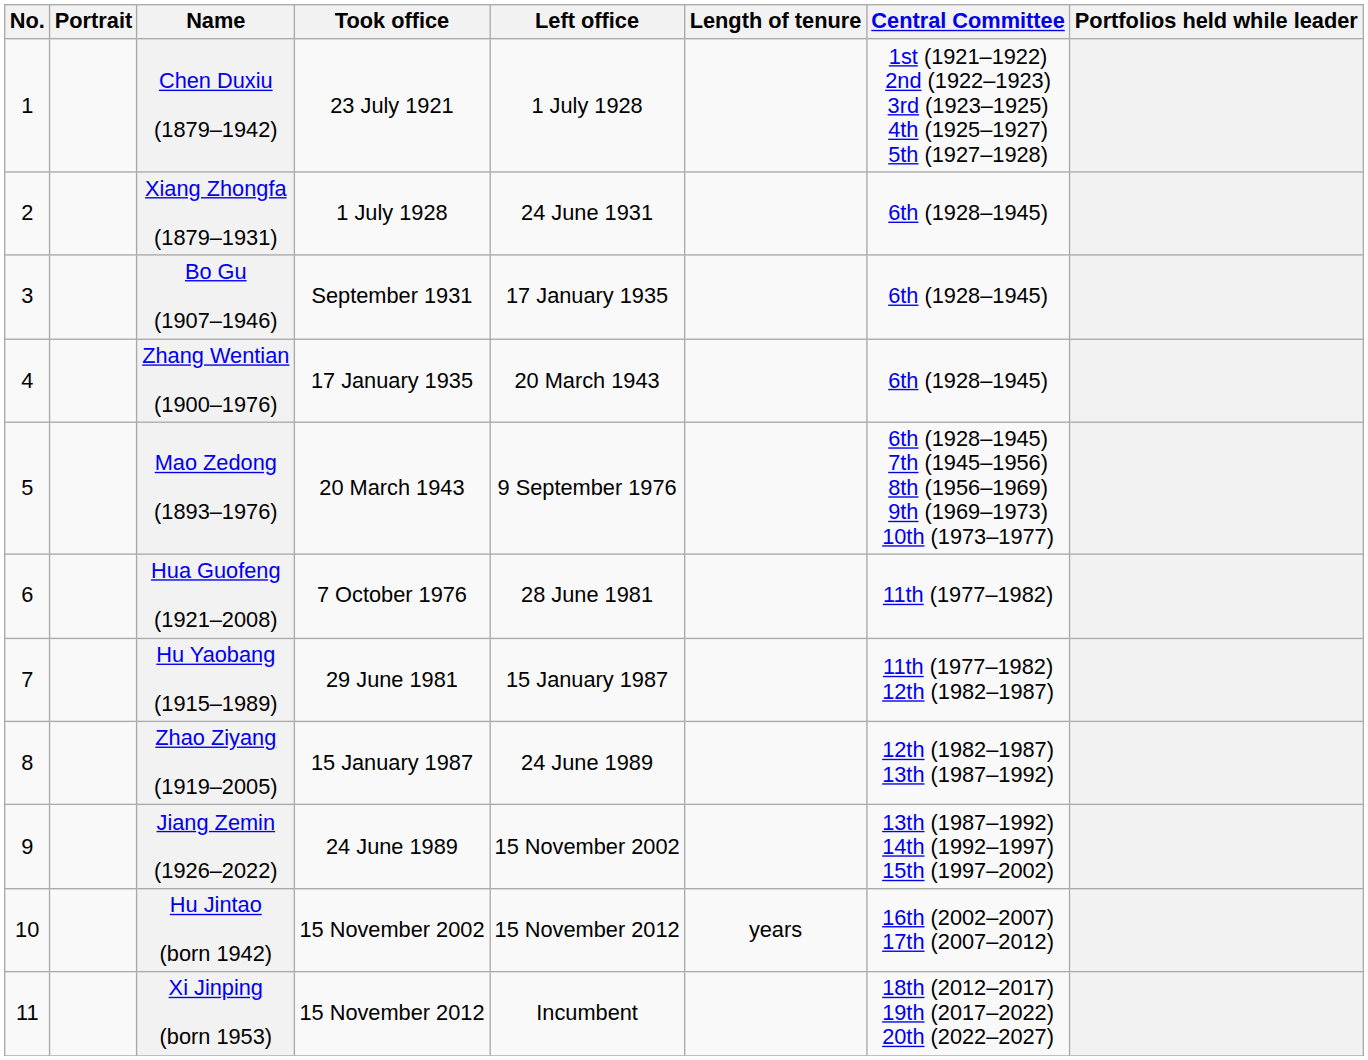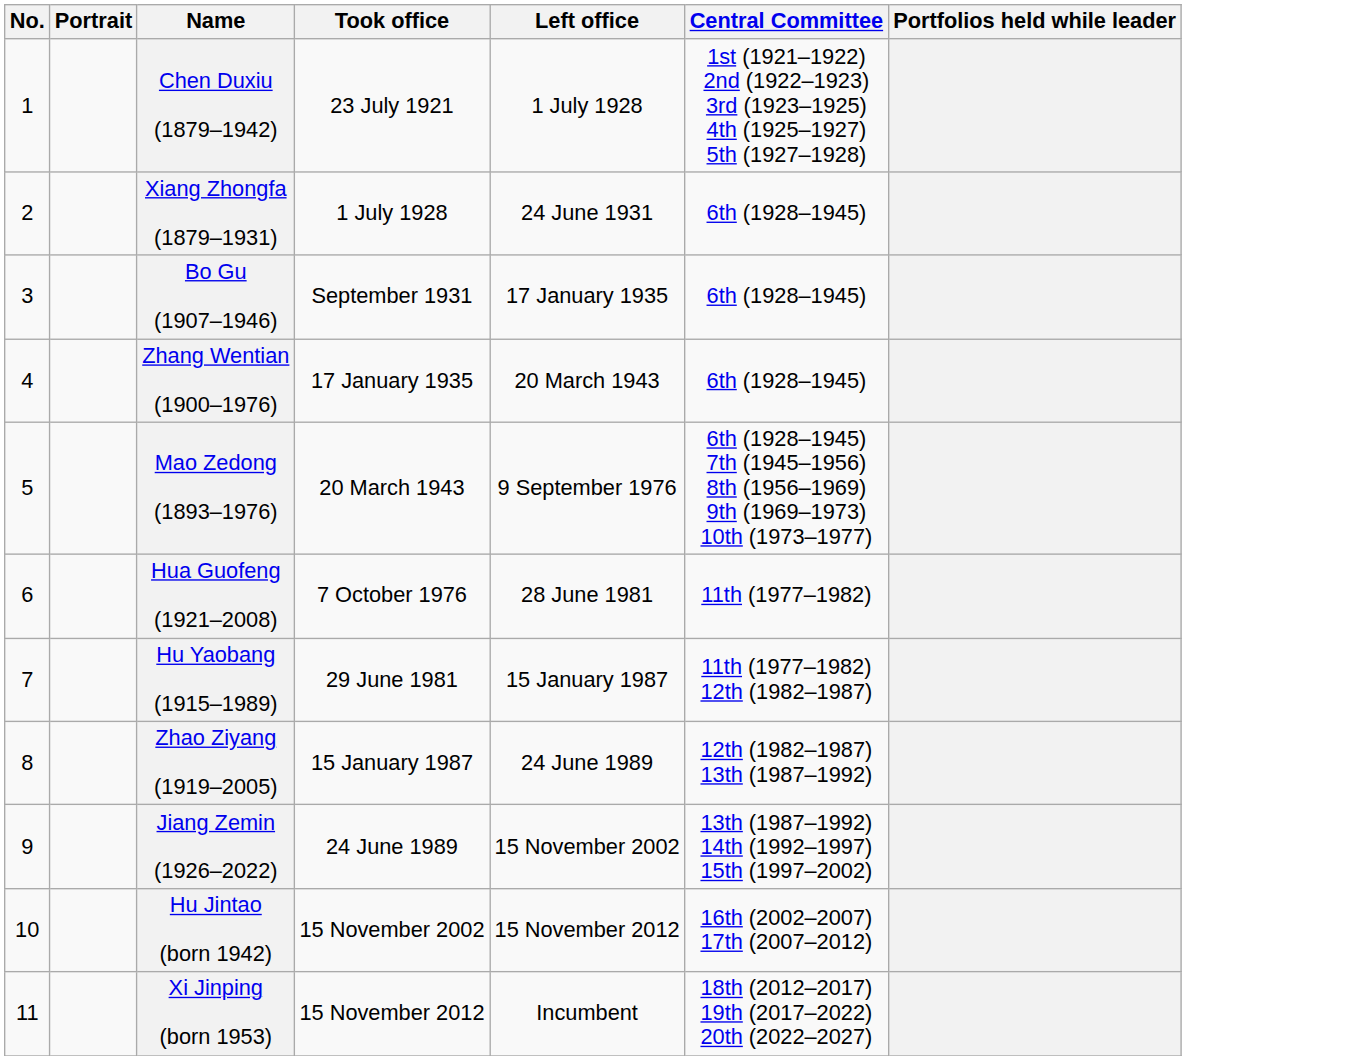- column: (775, 21)
